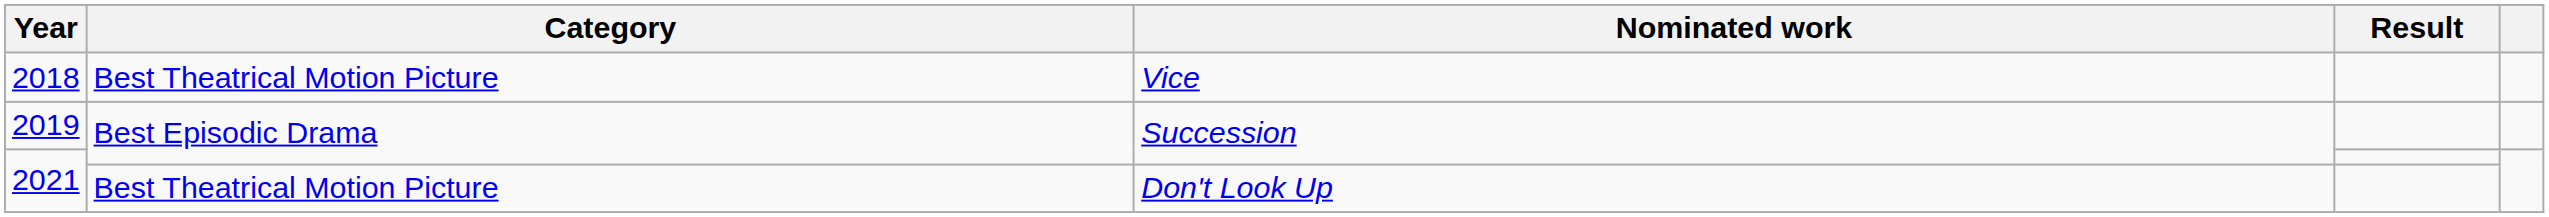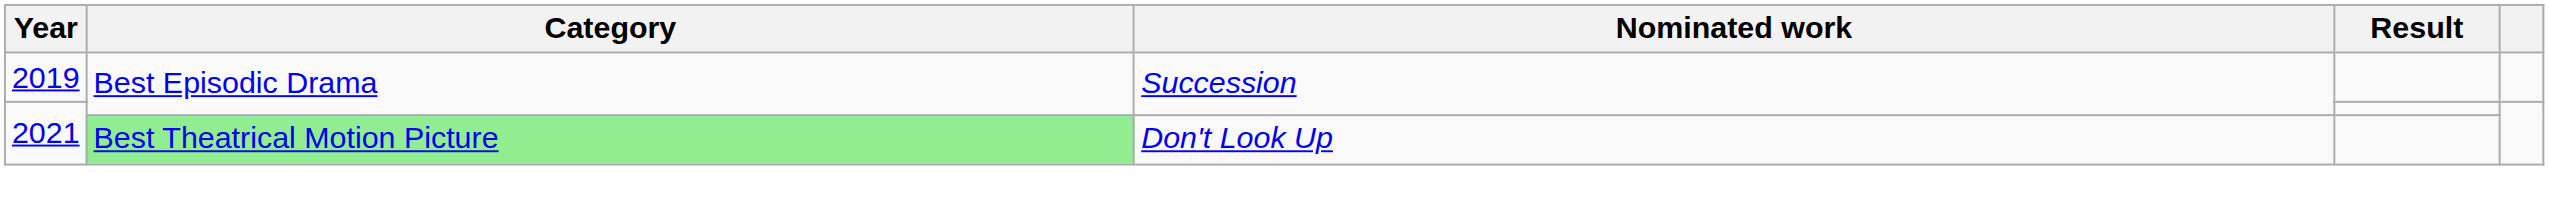- row: (46, 76)
(296, 187) no background -> (296, 139) lightgreen background
